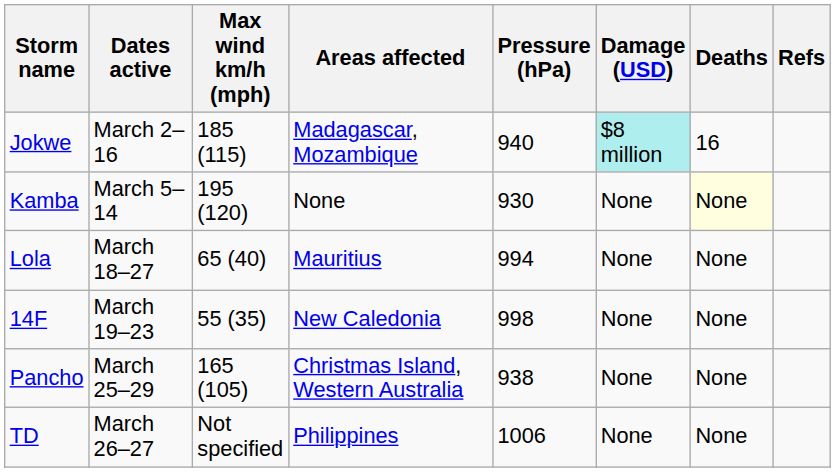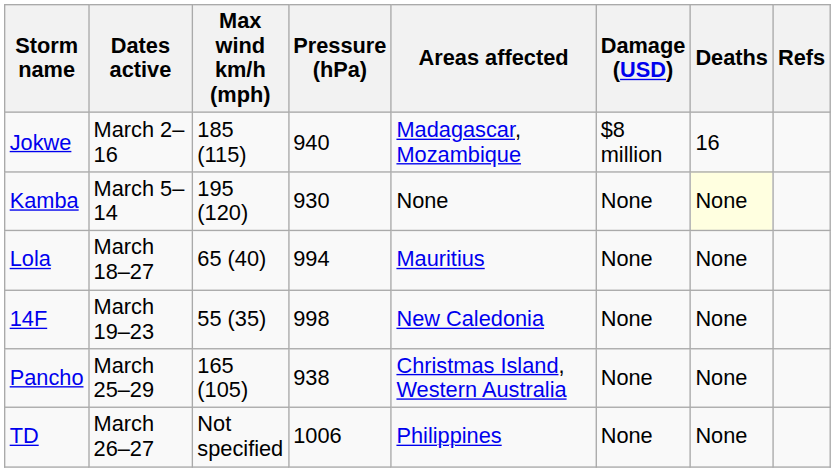columns swapped: (544, 58) <-> (390, 58)
(632, 141) paleturquoise background -> (632, 141) no background
